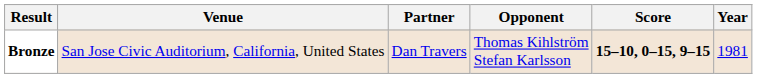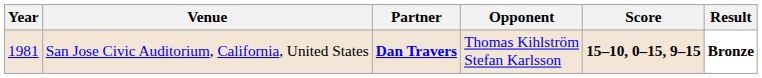columns swapped: (733, 17) <-> (31, 17)
(429, 51) normal -> (416, 51) bold
